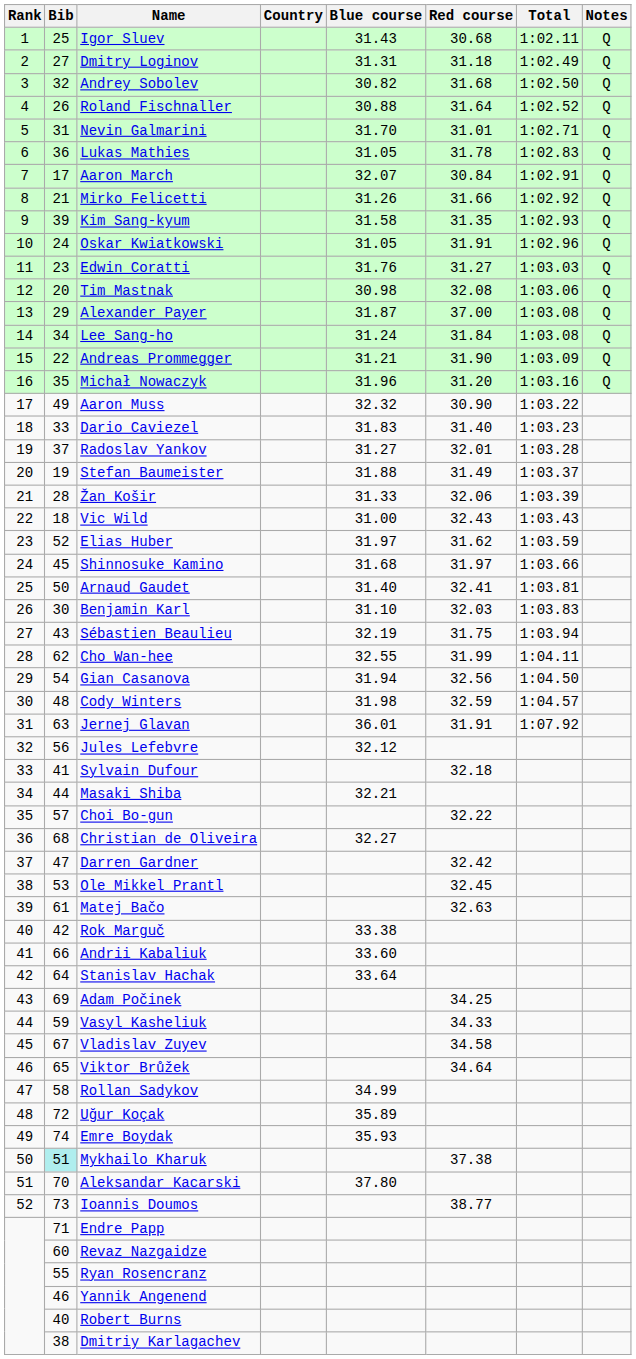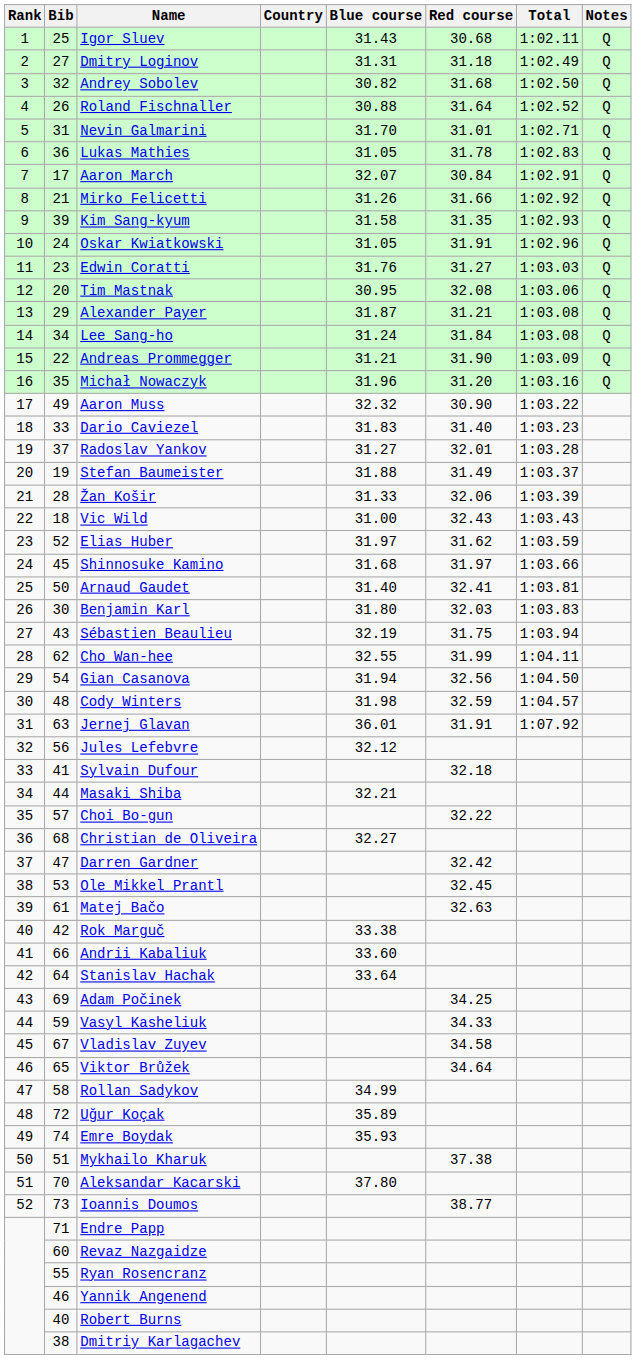(376, 291) 30.98 -> (376, 291) 30.95
(471, 313) 37.00 -> (471, 313) 31.21
(376, 611) 31.10 -> (376, 611) 31.80
(61, 1160) paleturquoise background -> (61, 1160) no background
